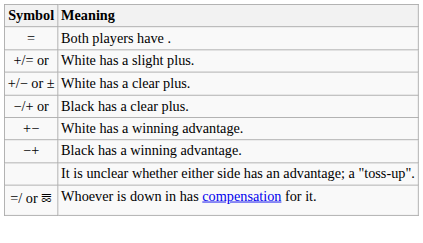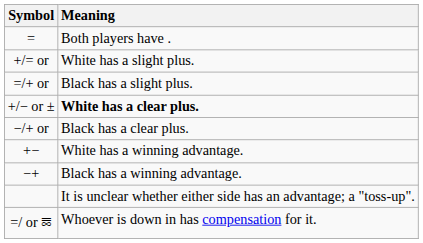+ row: (31, 83)
(126, 83) normal -> (130, 106) bold
